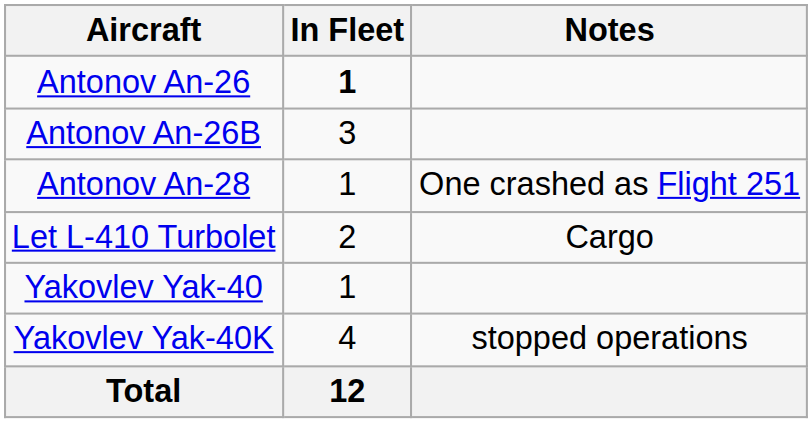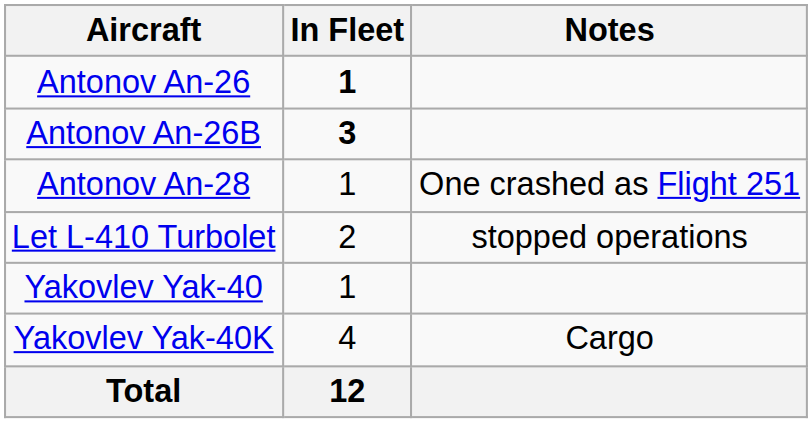(347, 133) normal -> (347, 133) bold
(610, 236) Cargo -> (610, 236) stopped operations
(610, 339) stopped operations -> (610, 339) Cargo
